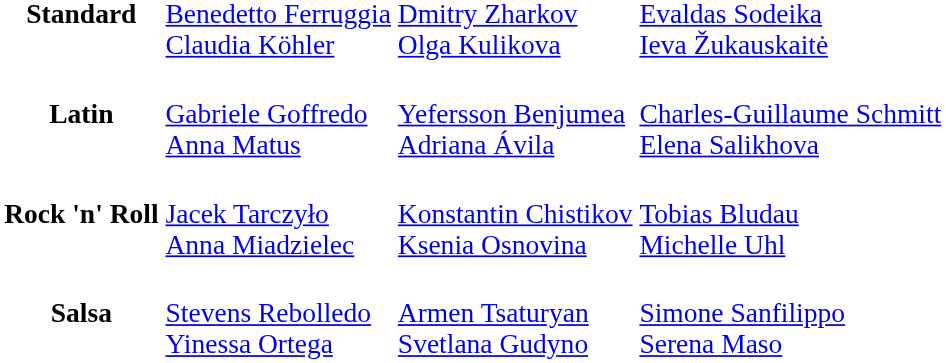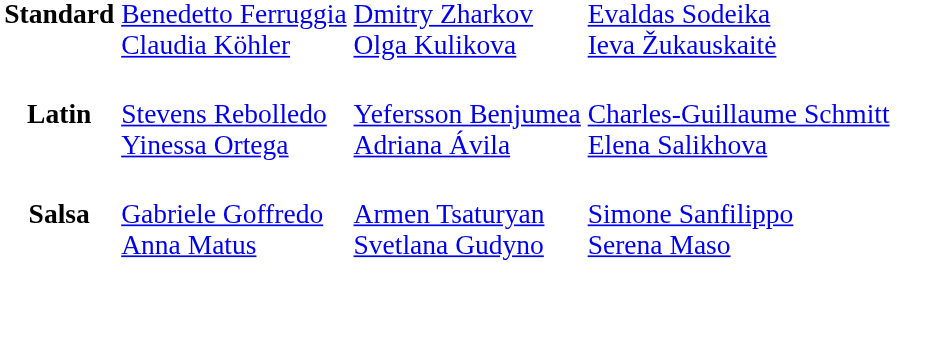(266, 129) Gabriele Goffredo Anna Matus -> (224, 129) Stevens Rebolledo Yinessa Ortega
- row: (81, 213)
(268, 328) Stevens Rebolledo Yinessa Ortega -> (222, 229) Gabriele Goffredo Anna Matus
